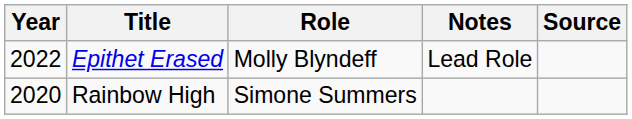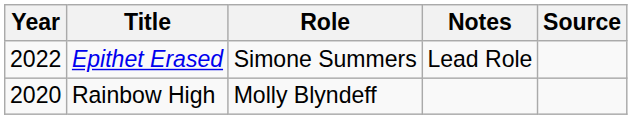(305, 59) Molly Blyndeff -> (325, 59) Simone Summers
(325, 95) Simone Summers -> (305, 95) Molly Blyndeff
